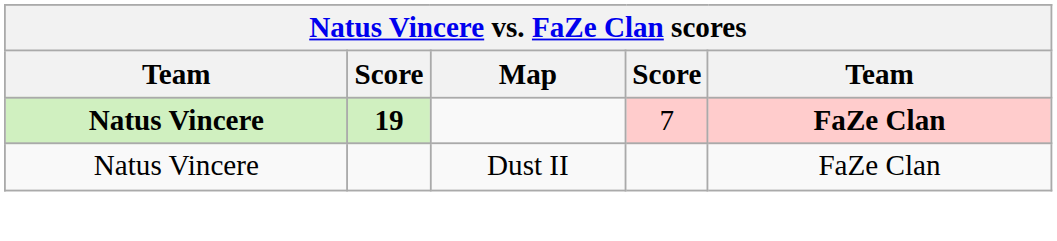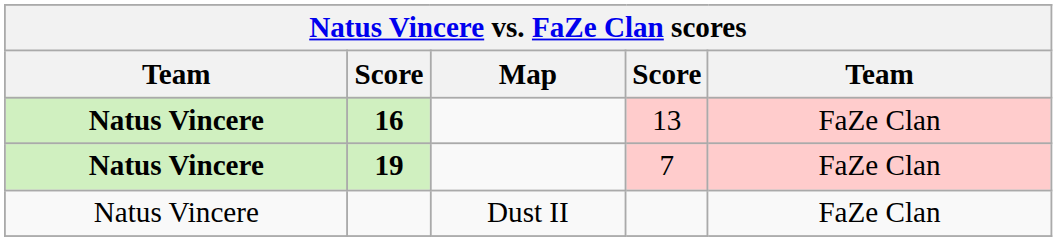+ row: (667, 119)
(879, 119) bold -> (879, 166) normal
